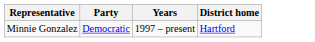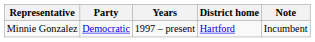+ column: (286, 12)
